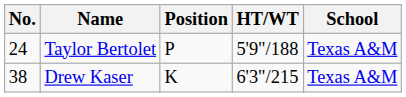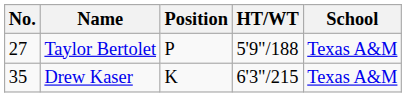(18, 48) 24 -> (18, 48) 27
(18, 77) 38 -> (18, 77) 35
